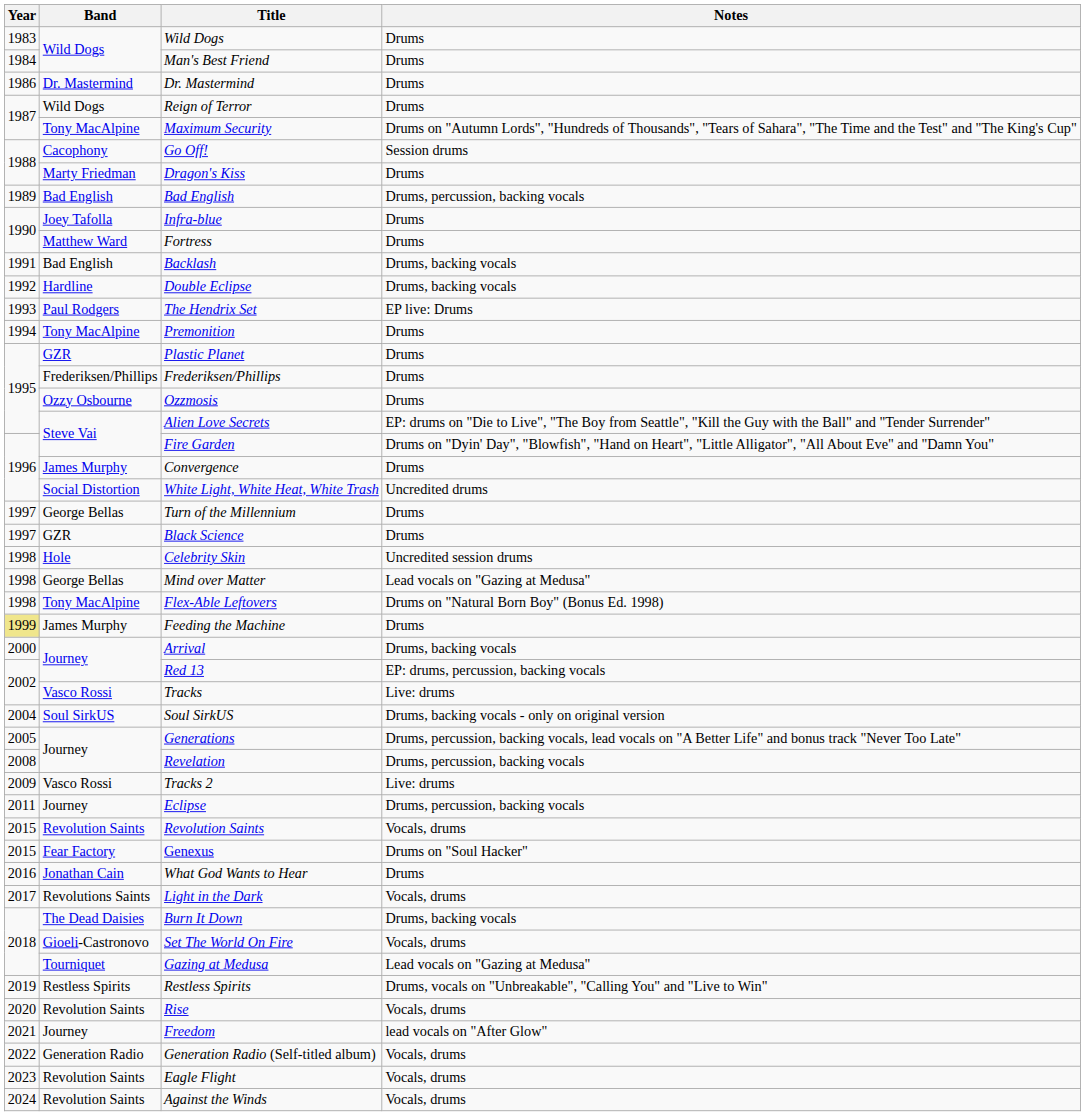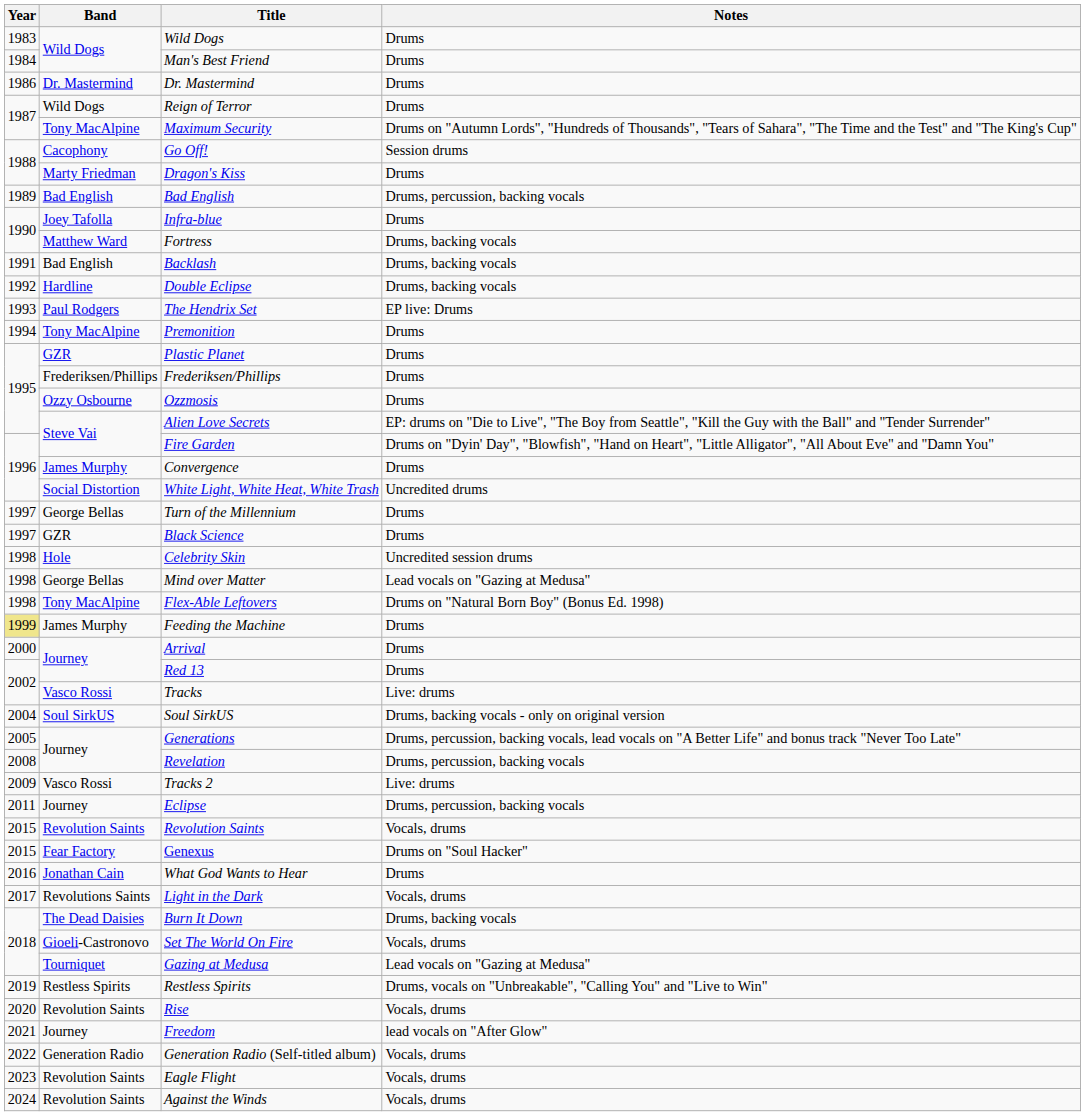(405, 241) Drums -> (451, 241) Drums, backing vocals
(451, 648) Drums, backing vocals -> (405, 648) Drums
(495, 670) EP: drums, percussion, backing vocals -> (405, 670) Drums
